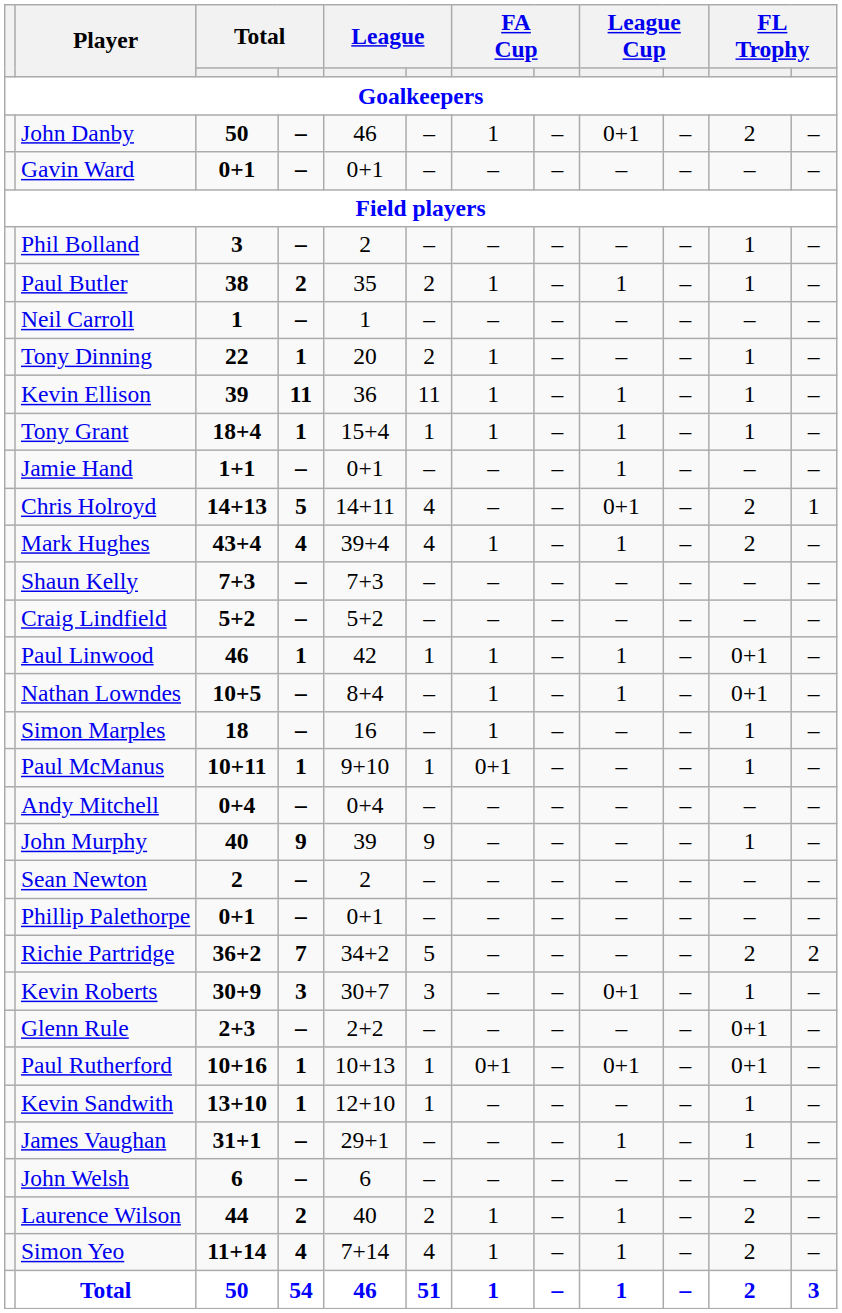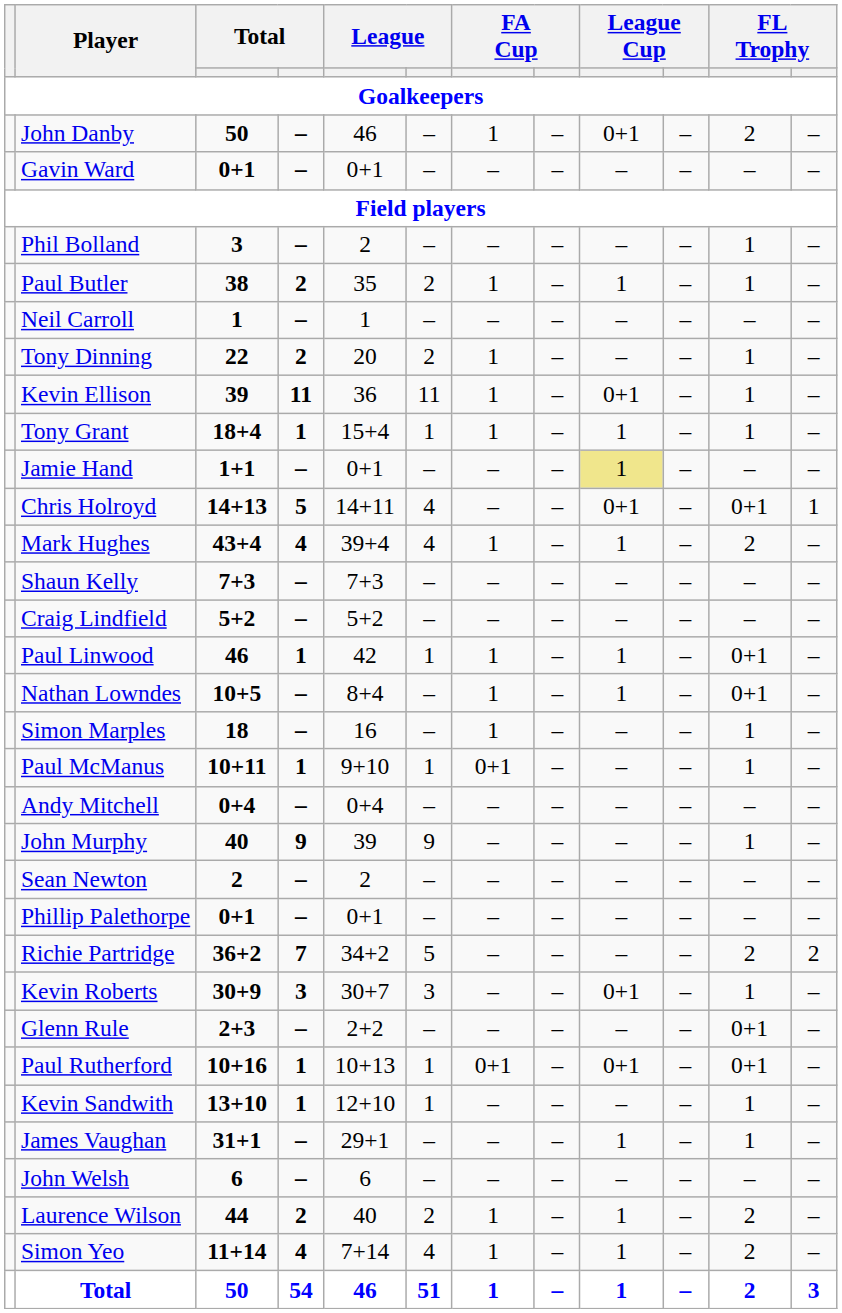(301, 356) 1 -> (301, 356) 2
(621, 394) 1 -> (621, 394) 0+1
(621, 468) no background -> (621, 468) khaki background
(750, 506) 2 -> (750, 506) 0+1
